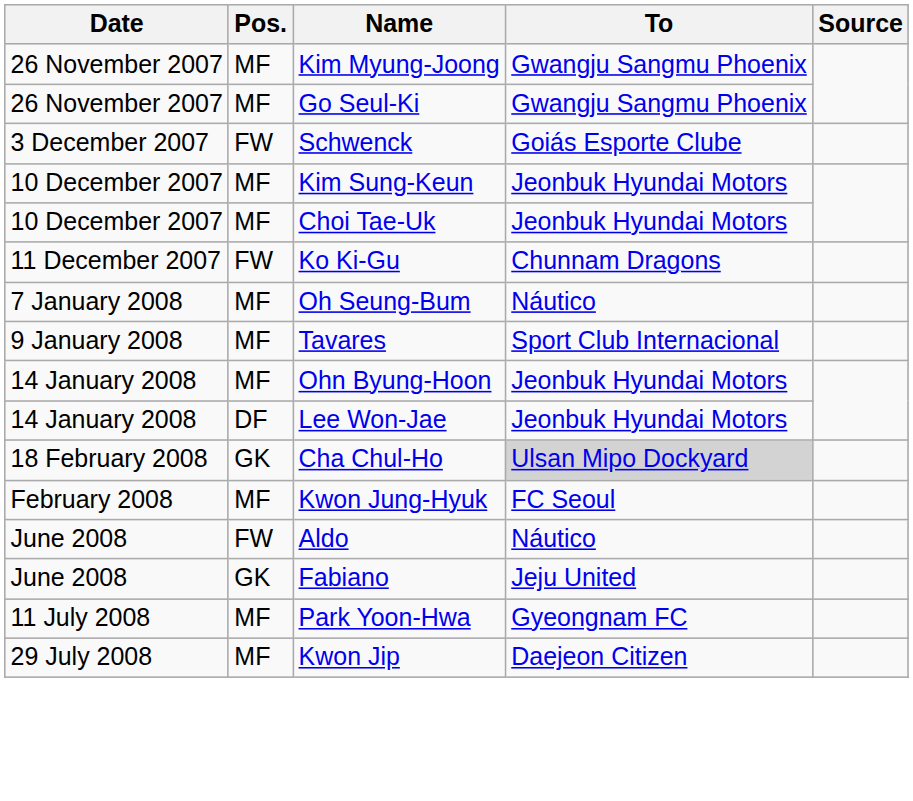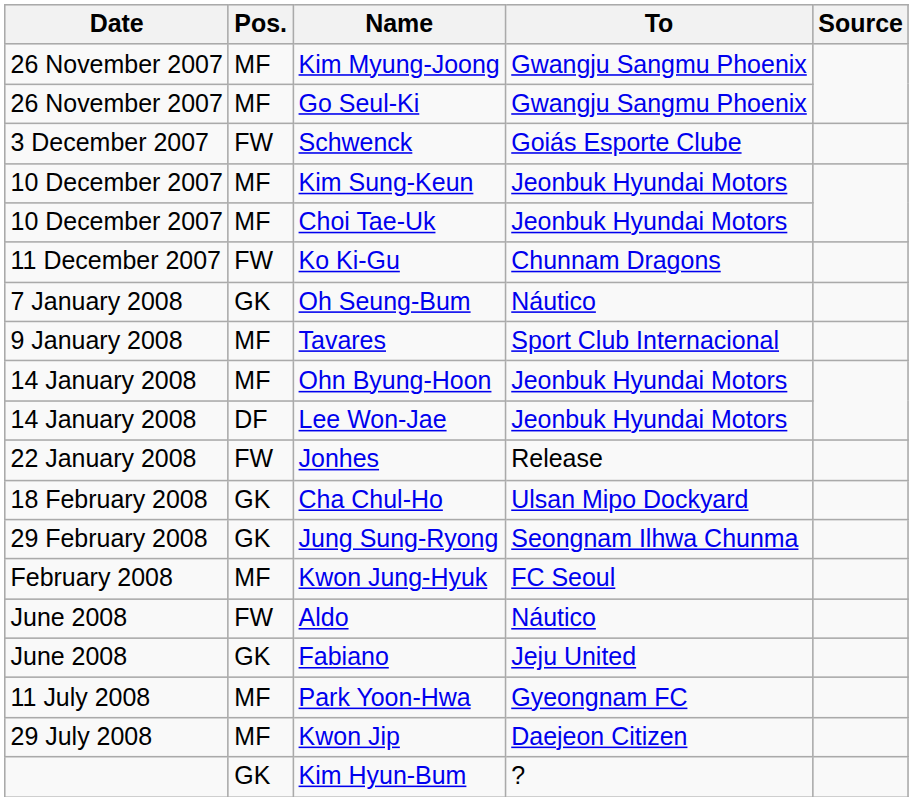(252, 301) MF -> (252, 301) GK
+ row: (339, 459)
(630, 459) lightgrey background -> (630, 499) no background
+ row: (398, 538)
+ row: (382, 776)
